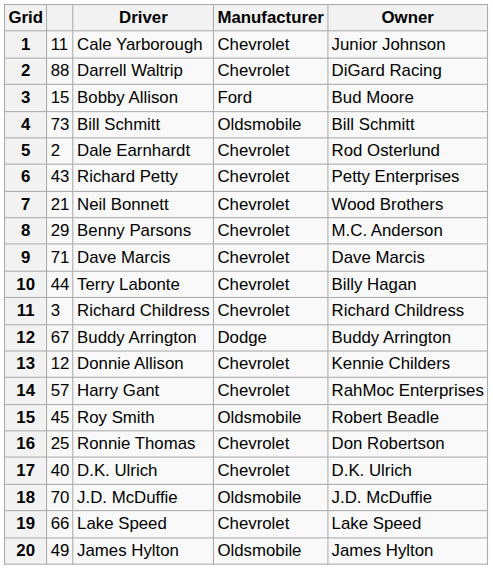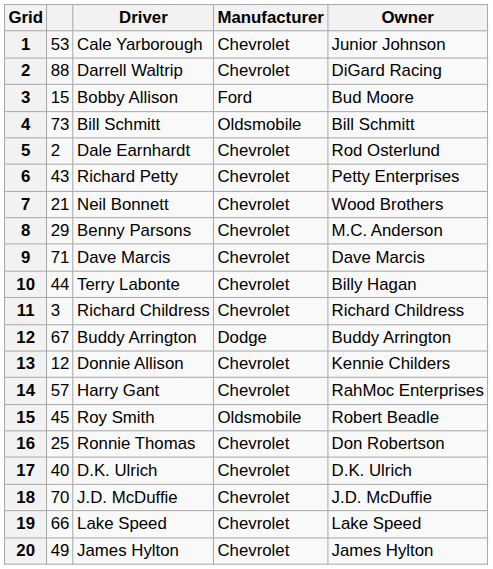(59, 44) 11 -> (60, 44) 53
(259, 497) Oldsmobile -> (253, 497) Chevrolet
(259, 550) Oldsmobile -> (253, 550) Chevrolet
